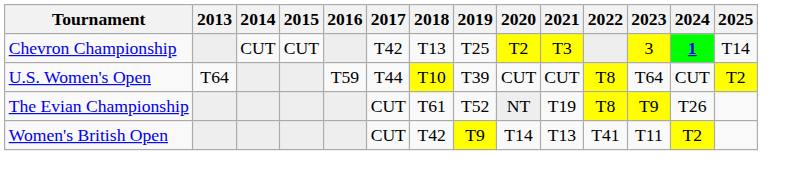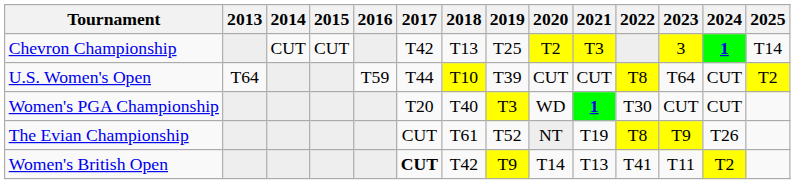+ row: (114, 106)
(388, 135) normal -> (419, 164) bold
